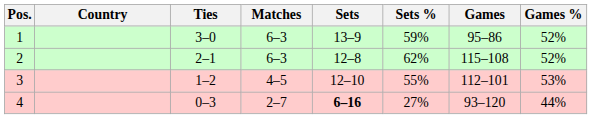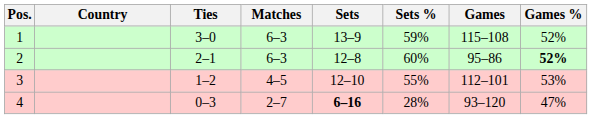(485, 37) 95–86 -> (485, 37) 115–108
(416, 59) 62% -> (416, 59) 60%
(485, 59) 115–108 -> (485, 59) 95–86
(553, 59) normal -> (553, 59) bold
(416, 102) 27% -> (416, 102) 28%
(553, 102) 44% -> (553, 102) 47%
